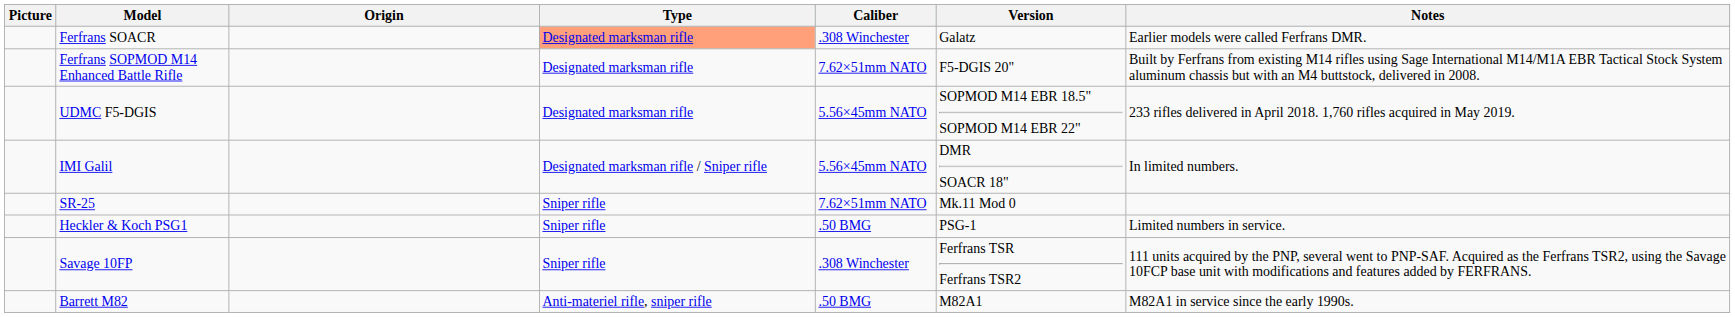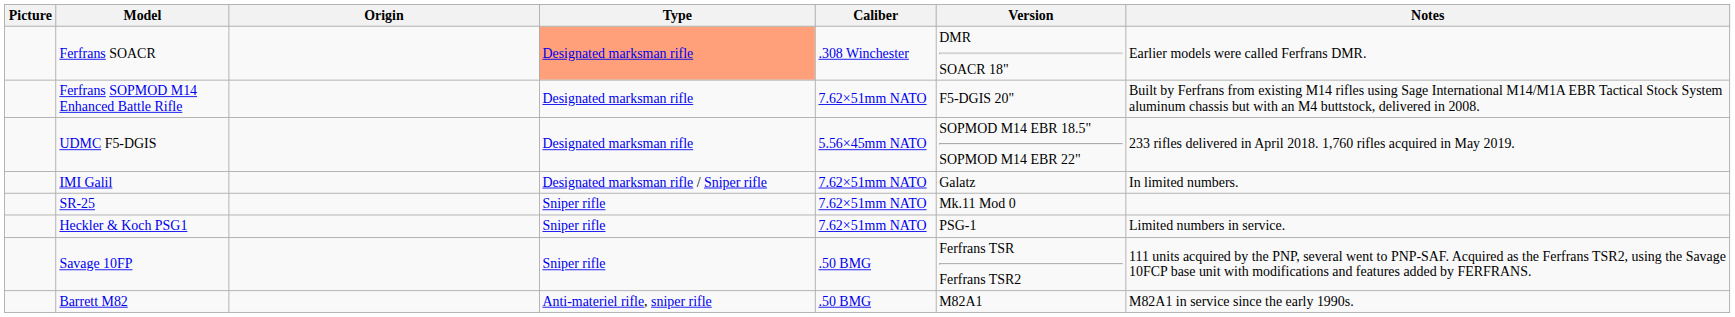(957, 37) Galatz -> (1031, 53) DMR SOACR 18"
(873, 166) 5.56×45mm NATO -> (873, 182) 7.62×51mm NATO
(1031, 166) DMR SOACR 18" -> (957, 182) Galatz
(845, 226) .50 BMG -> (873, 226) 7.62×51mm NATO
(864, 264) .308 Winchester -> (845, 264) .50 BMG
